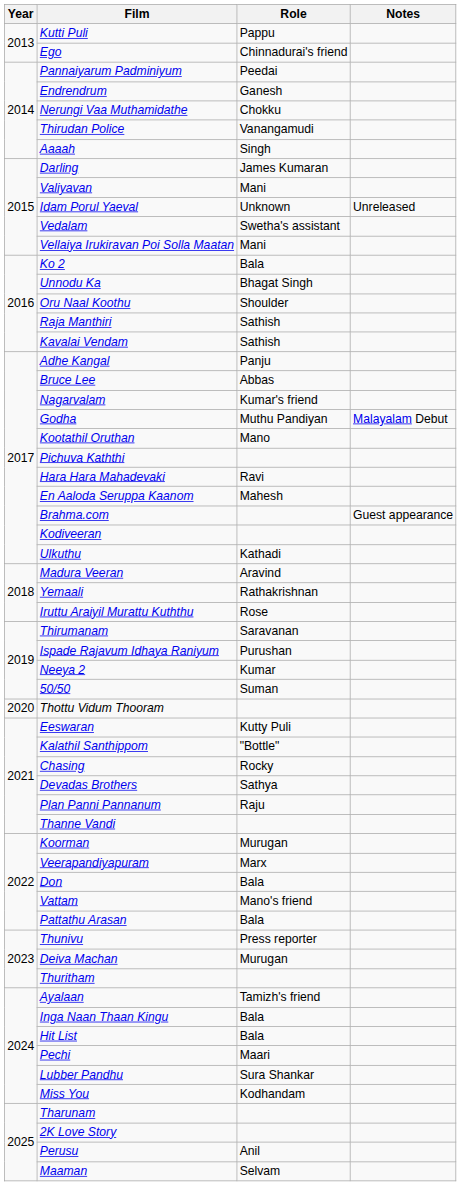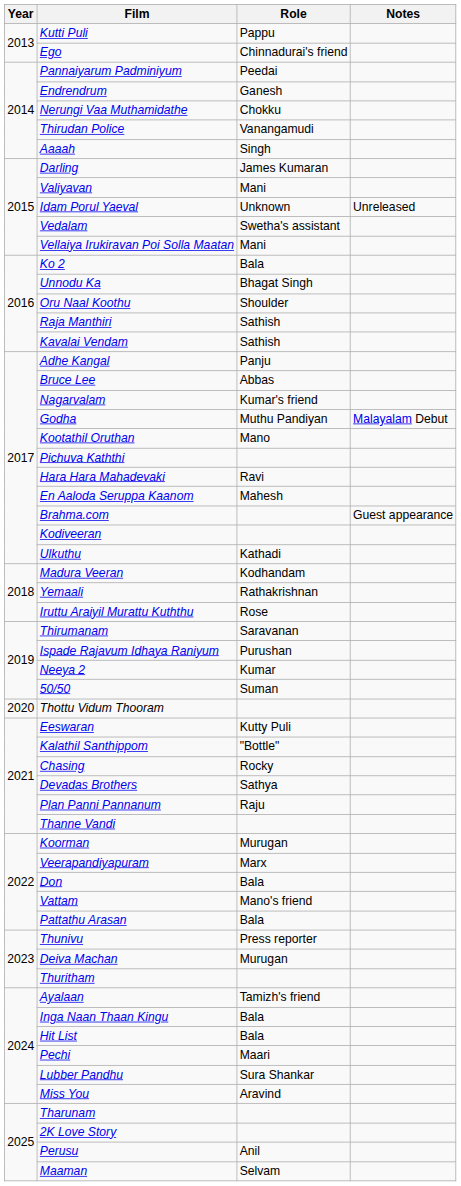(260, 573) Aravind -> (272, 573) Kodhandam
(272, 1094) Kodhandam -> (260, 1094) Aravind
